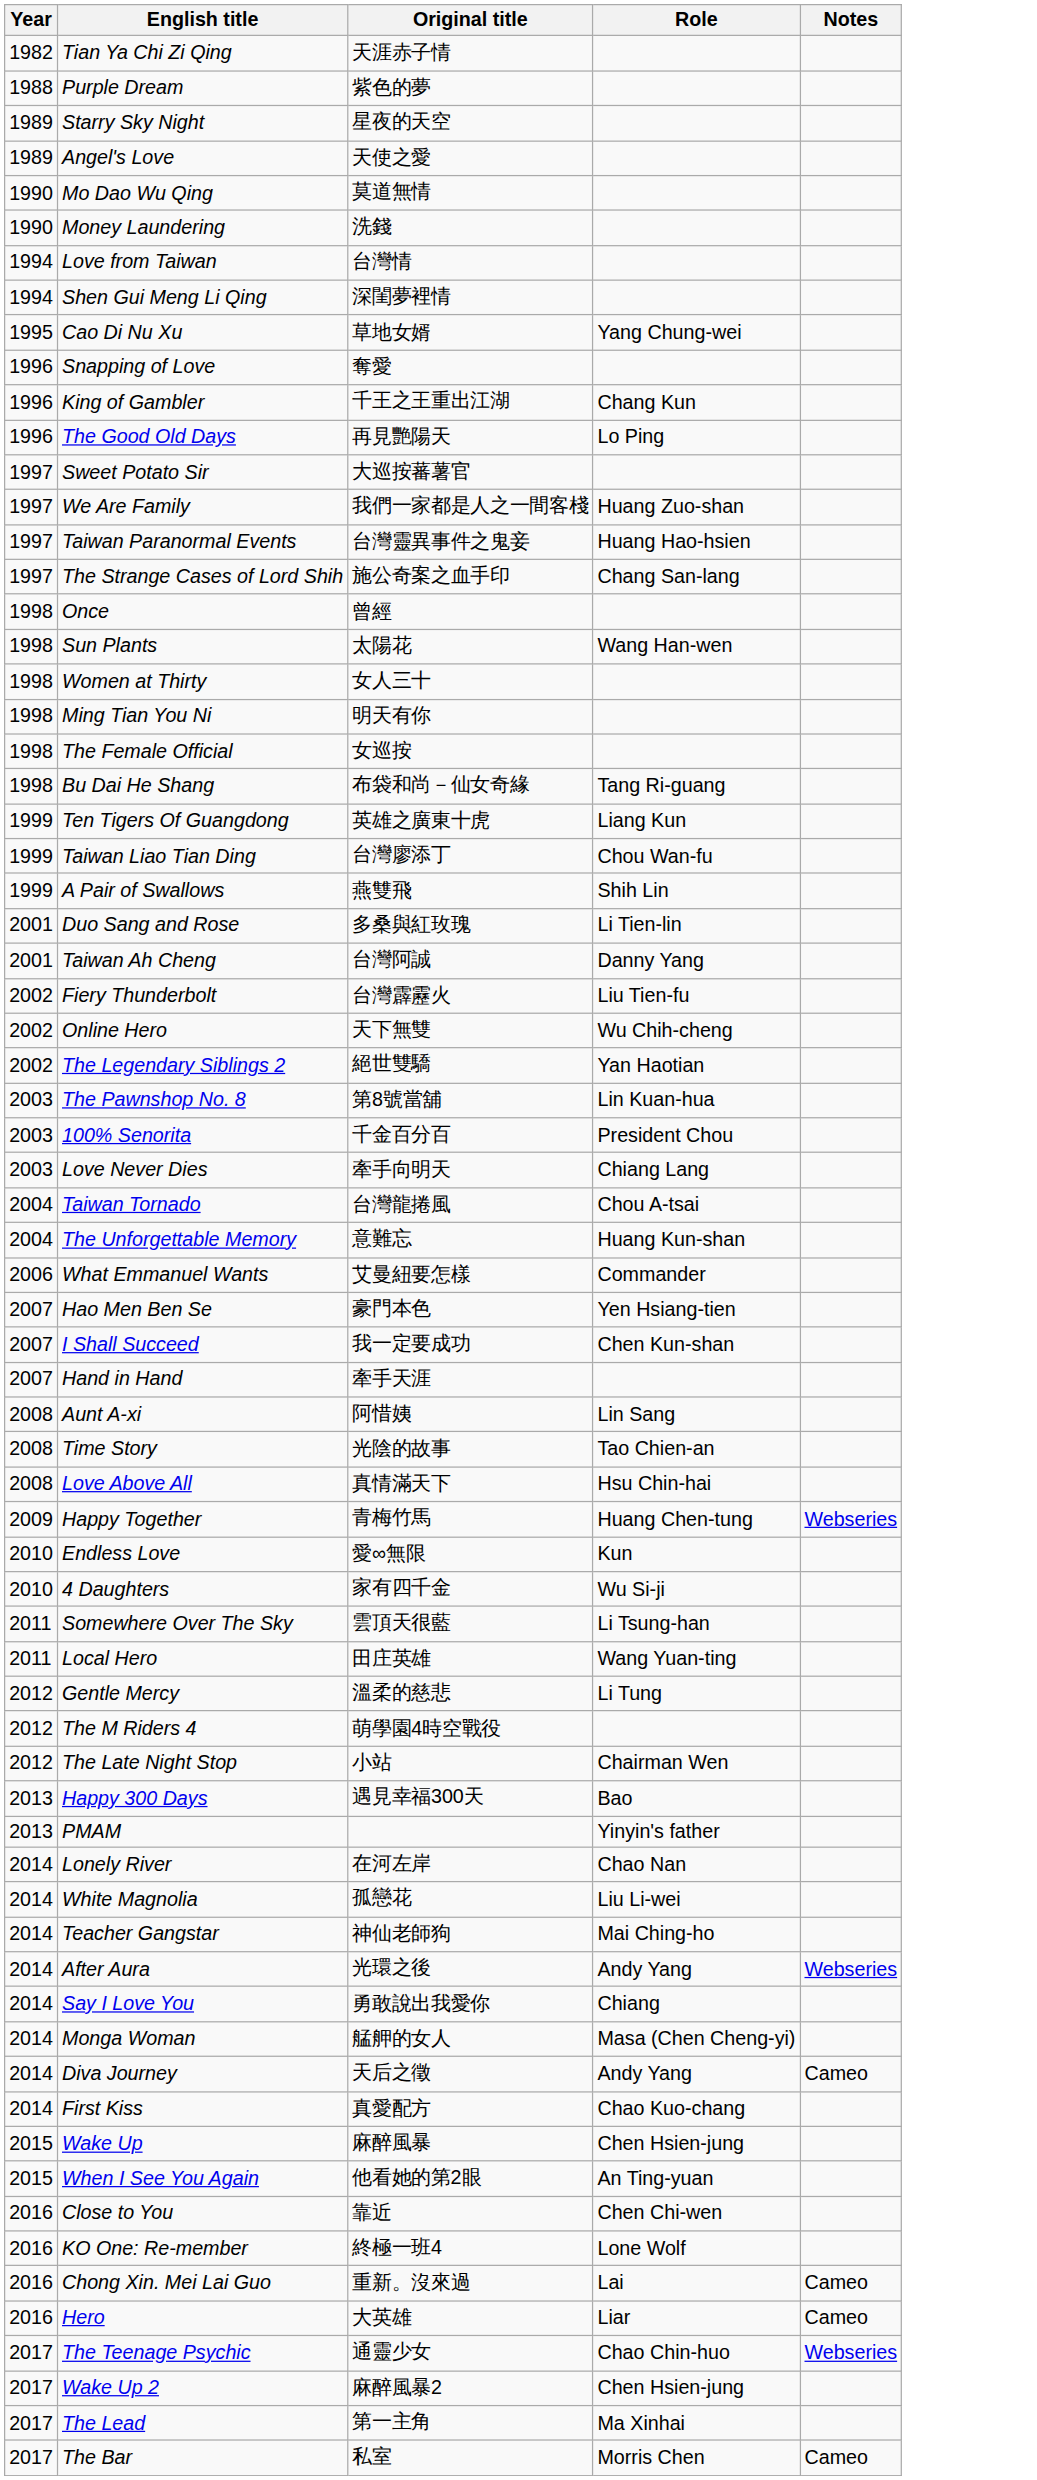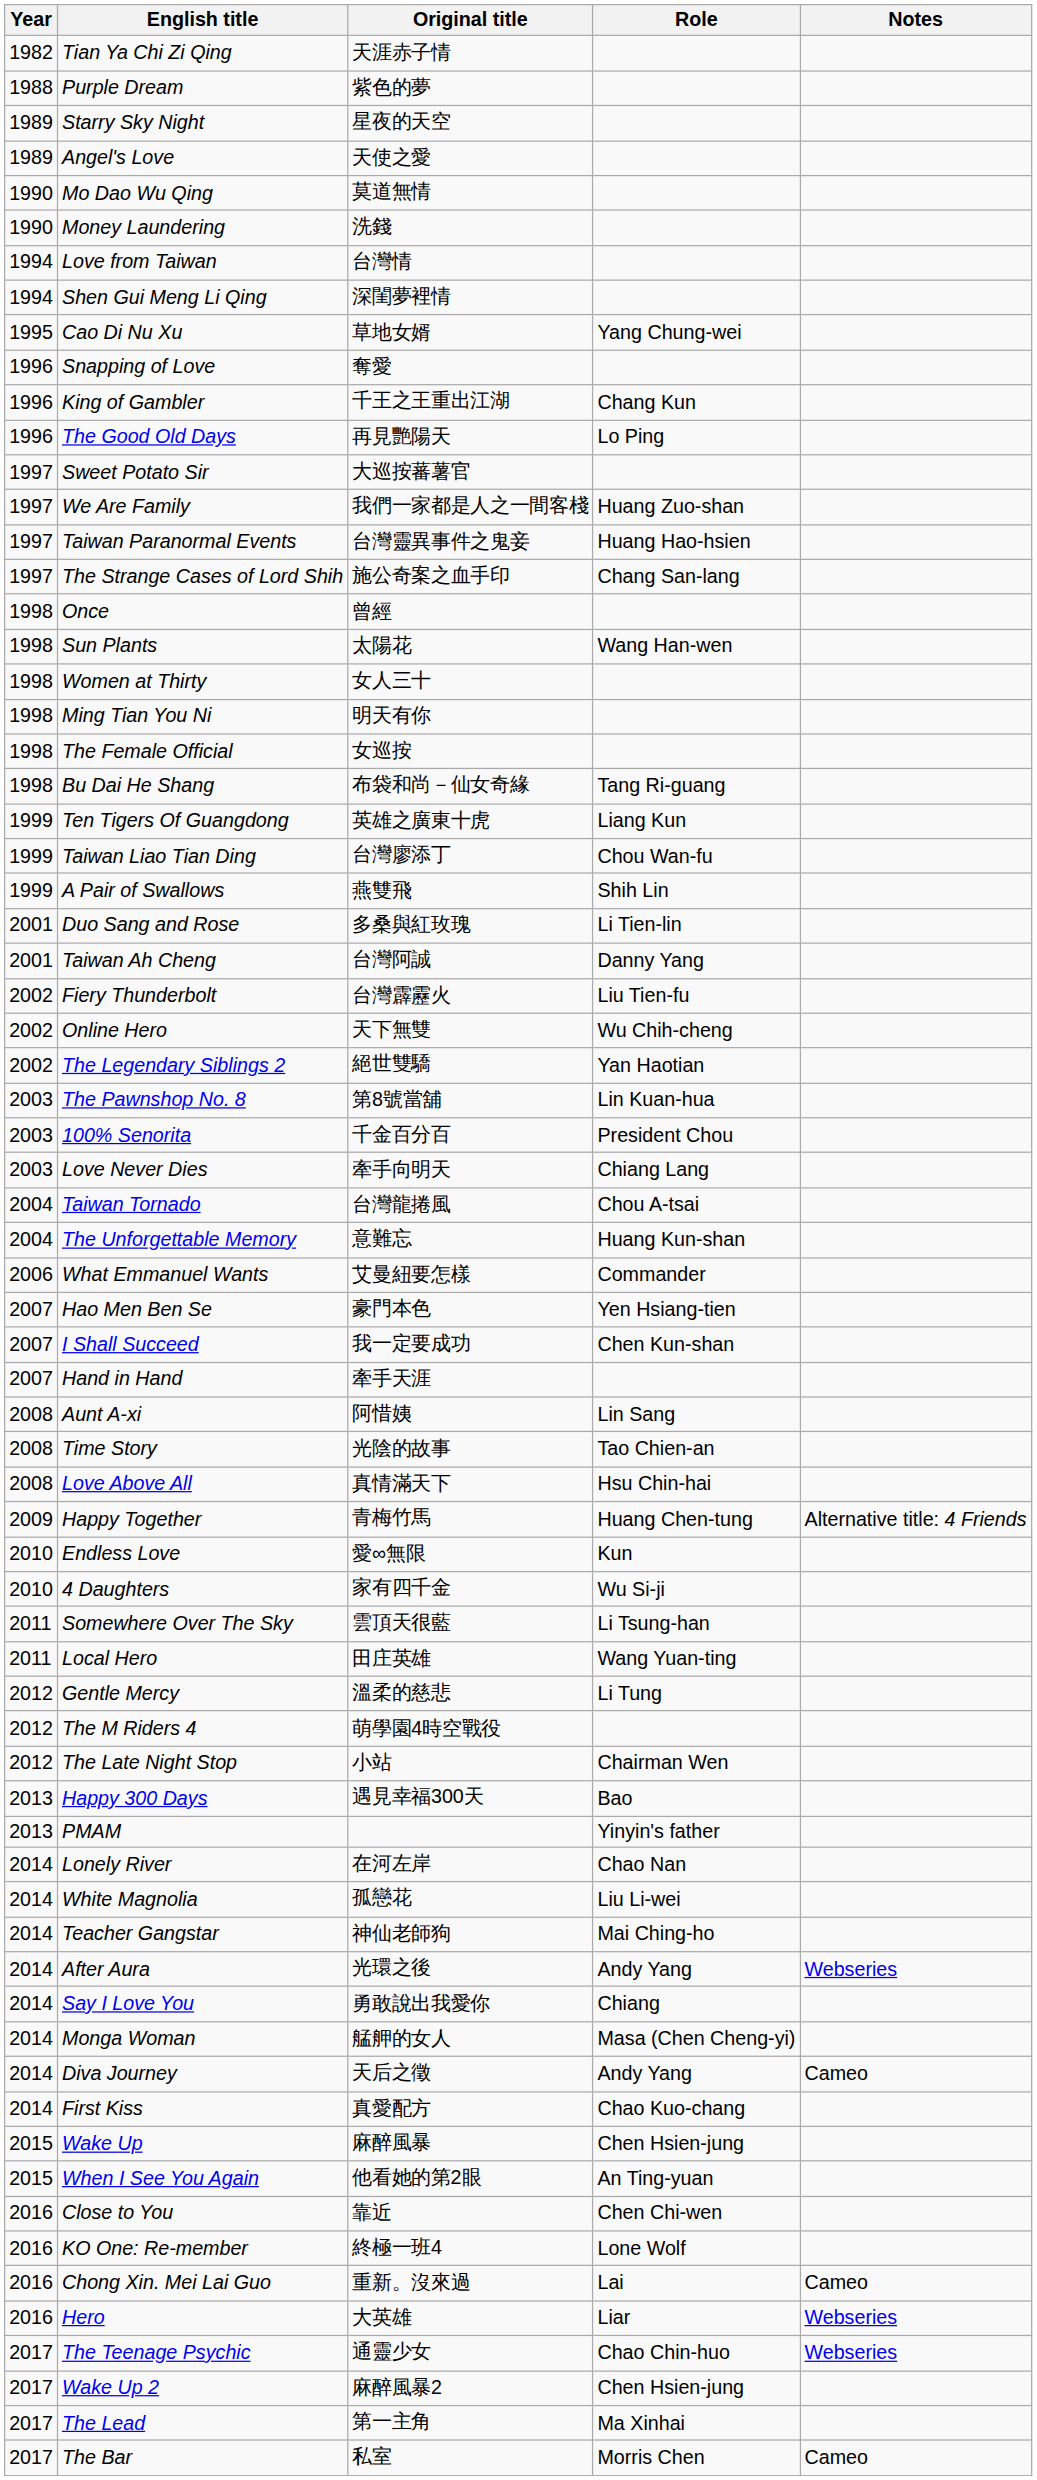(851, 1519) Webseries -> (916, 1519) Alternative title: 4 Friends
(836, 2318) Cameo -> (851, 2318) Webseries
